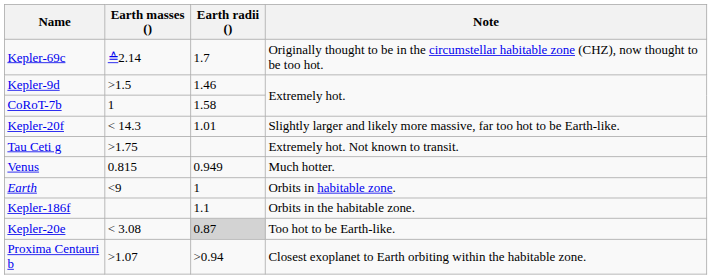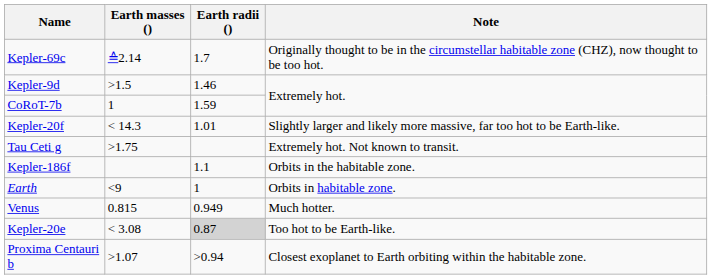(205, 105) 1.58 -> (205, 105) 1.59
rows swapped: (39, 208) <-> (23, 167)
